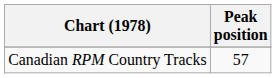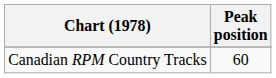(241, 60) 57 -> (241, 60) 60
